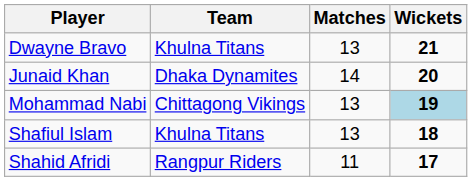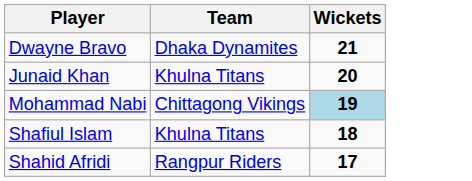- column: (350, 18)
(210, 47) Khulna Titans -> (226, 47) Dhaka Dynamites
(226, 76) Dhaka Dynamites -> (210, 76) Khulna Titans
